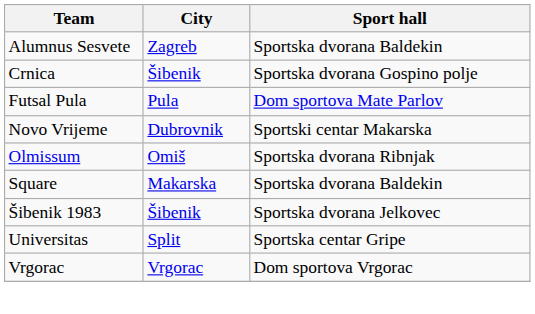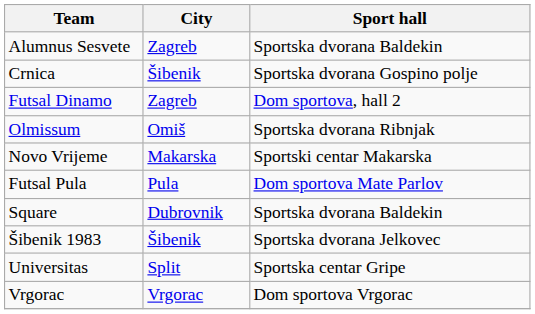+ row: (60, 101)
rows swapped: (48, 101) <-> (44, 156)
(185, 128) Dubrovnik -> (182, 156) Makarska
(182, 184) Makarska -> (185, 211) Dubrovnik
